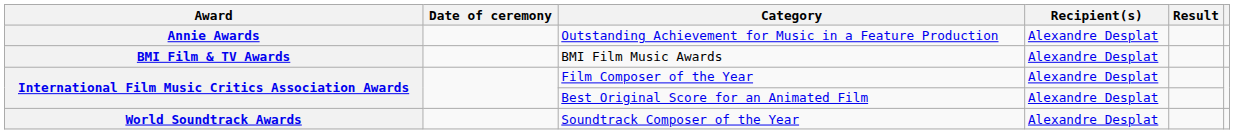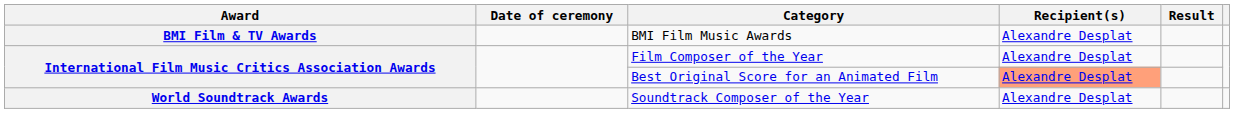- row: (780, 36)
(1093, 98) no background -> (1067, 77) lightsalmon background
